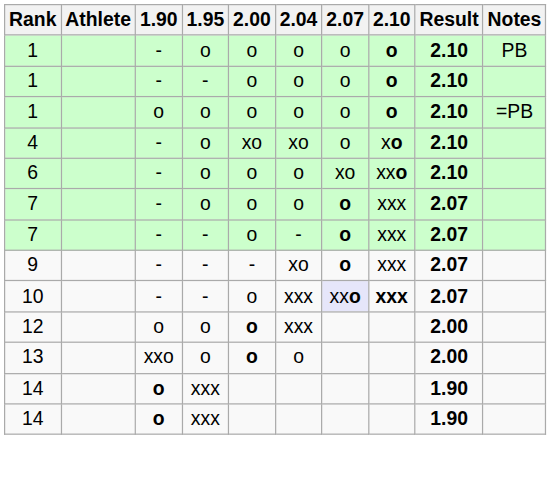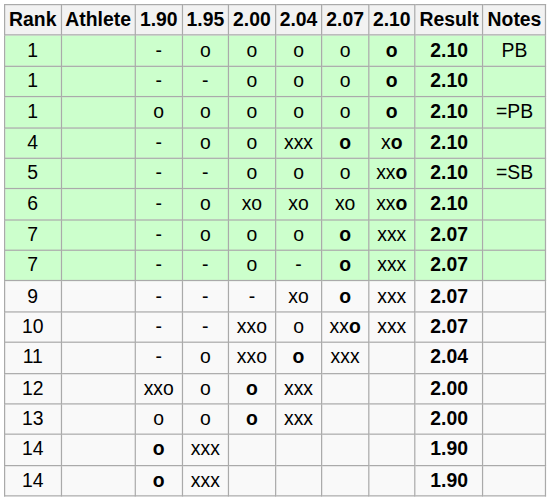(252, 142) xo -> (252, 142) o
(299, 142) xo -> (299, 142) xxx
(345, 142) normal -> (345, 142) bold
+ row: (33, 173)
(252, 173) o -> (252, 204) xo
(299, 173) o -> (299, 204) xo
(252, 296) o -> (252, 326) xxo
(299, 296) xxx -> (299, 326) o
(345, 296) lavender background -> (345, 326) no background
(392, 296) bold -> (392, 326) normal
+ row: (33, 357)
(159, 326) o -> (159, 388) xxo
(159, 357) xxo -> (159, 419) o
(299, 357) o -> (299, 419) xxx
